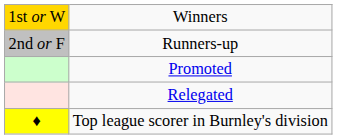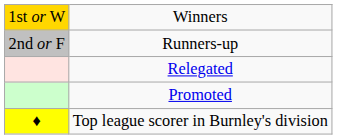rows swapped: (200, 69) <-> (200, 95)
